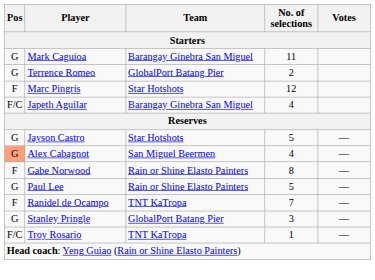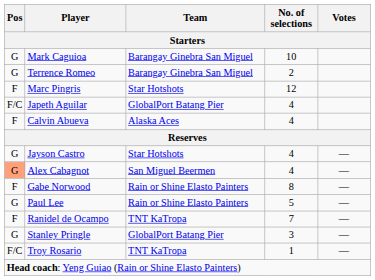(291, 56) 11 -> (291, 56) 10
(176, 72) GlobalPort Batang Pier -> (191, 72) Barangay Ginebra San Miguel
(191, 105) Barangay Ginebra San Miguel -> (176, 105) GlobalPort Batang Pier
+ row: (58, 121)
(291, 137) 5 -> (291, 154) 4
